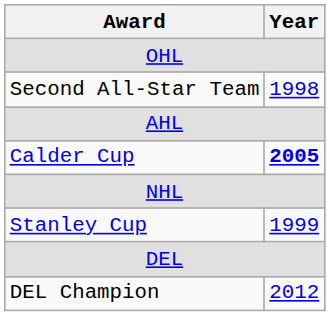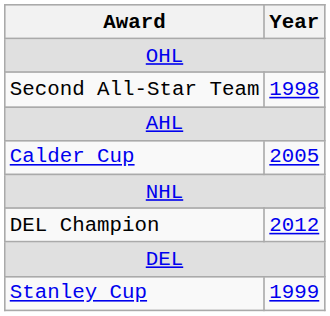(294, 157) bold -> (294, 157) normal
rows swapped: (78, 225) <-> (85, 293)
